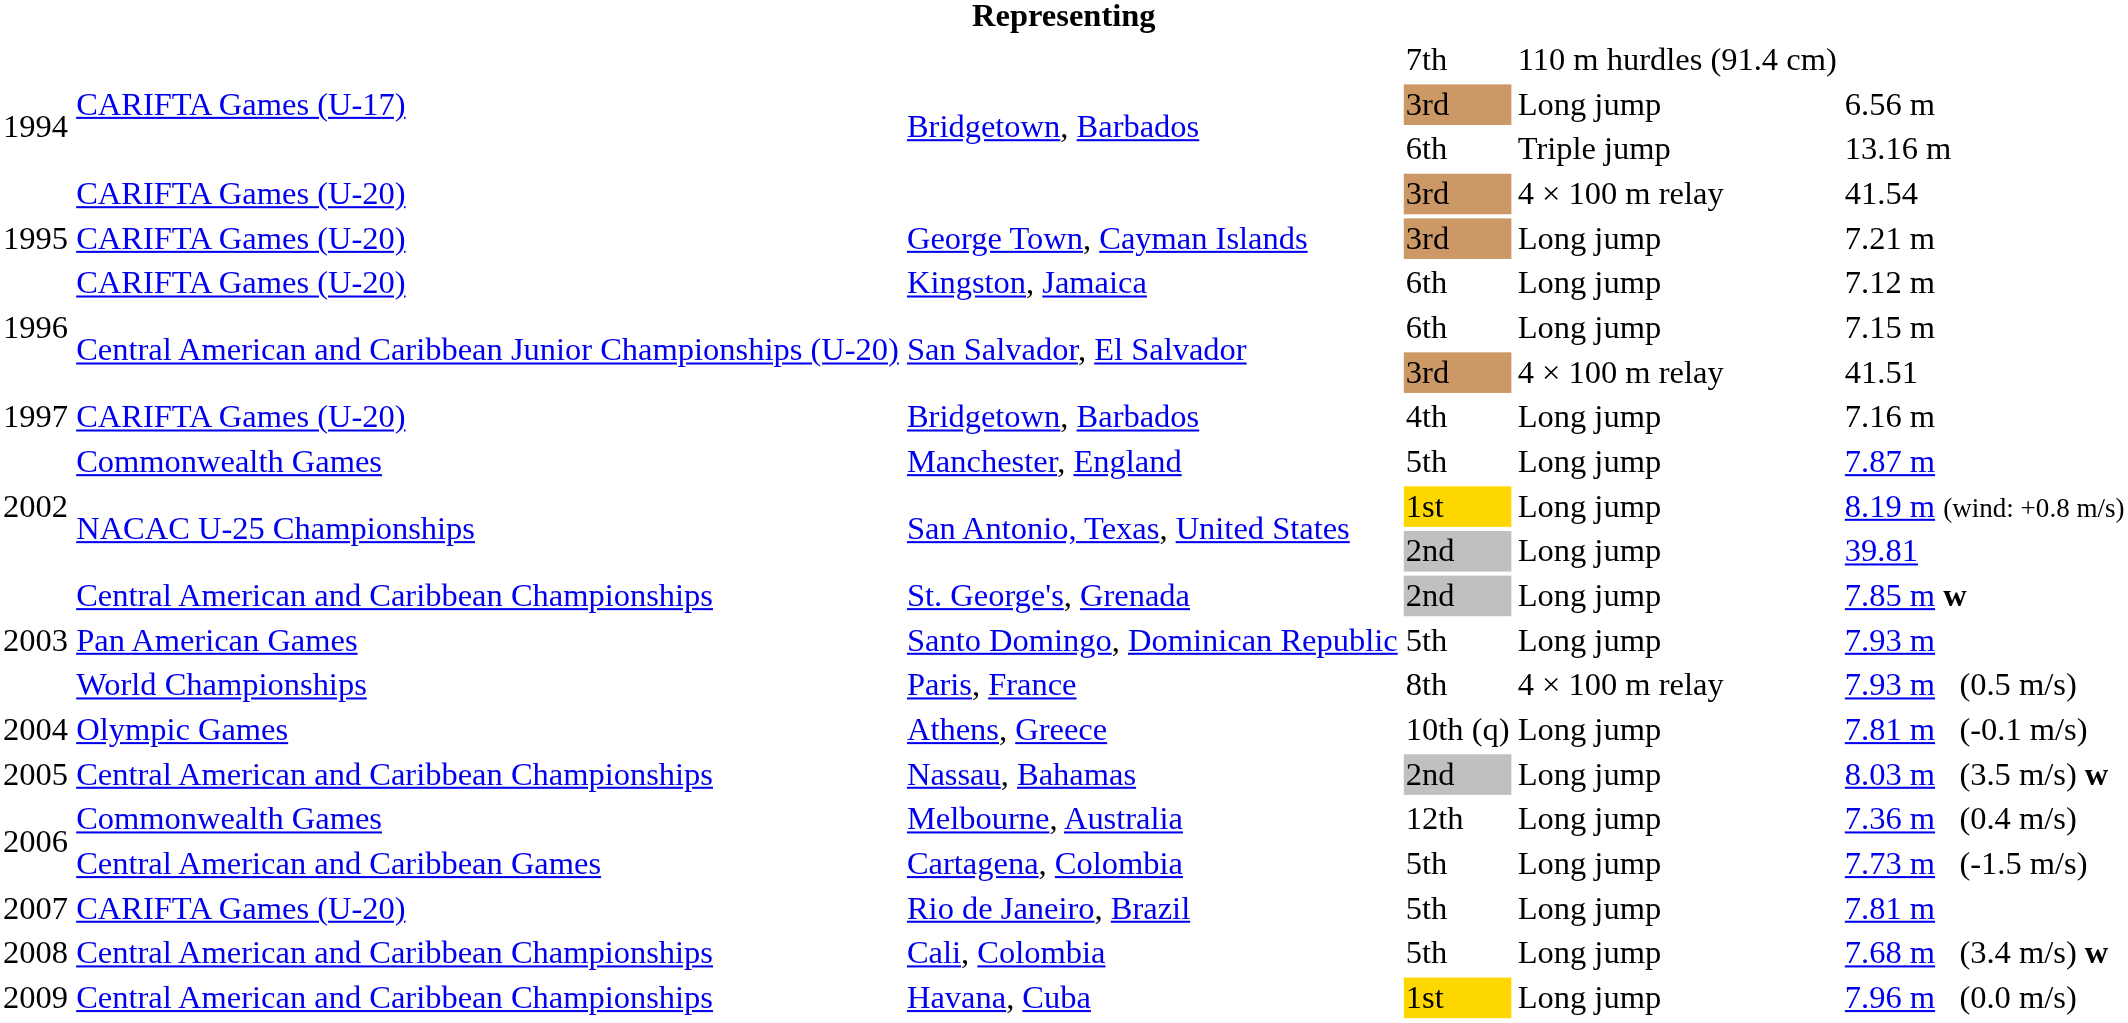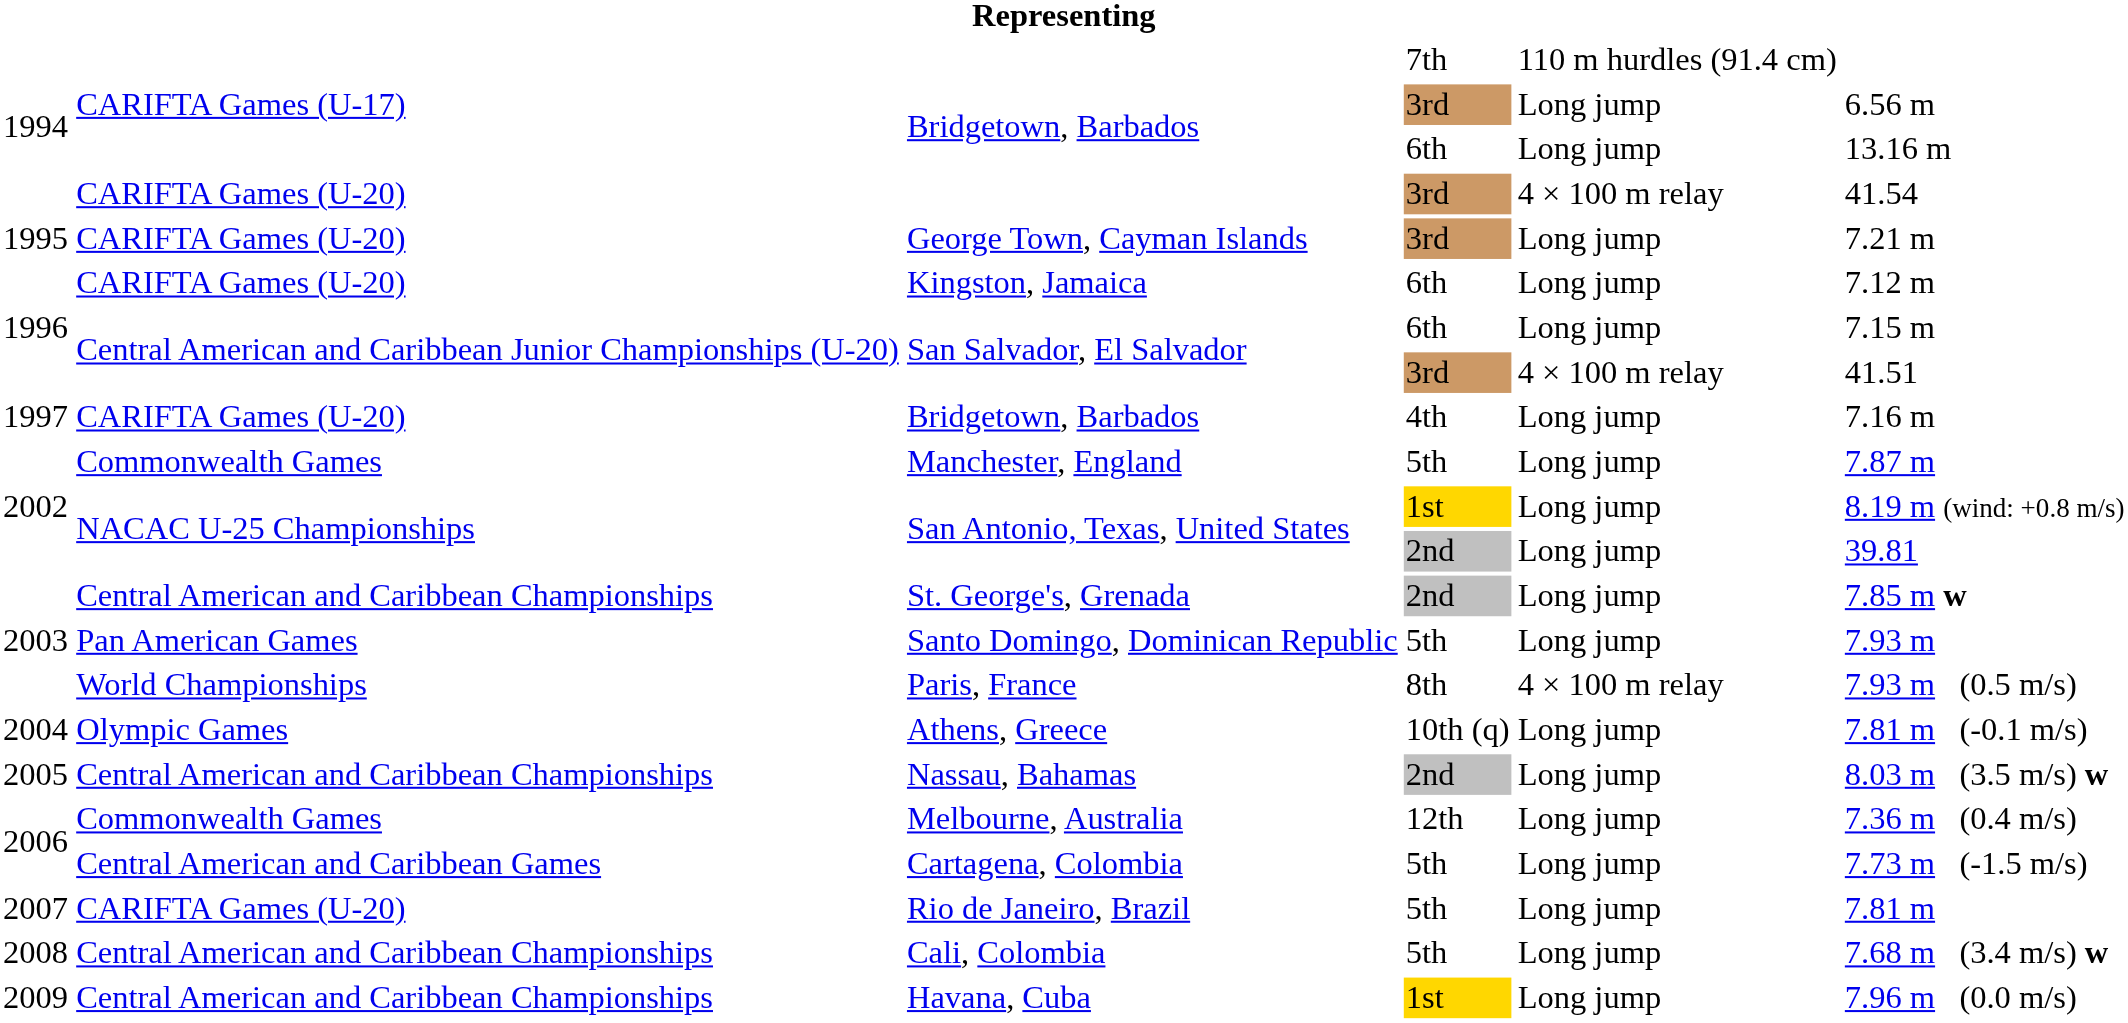(1594, 148) Triple jump -> (1589, 148) Long jump
